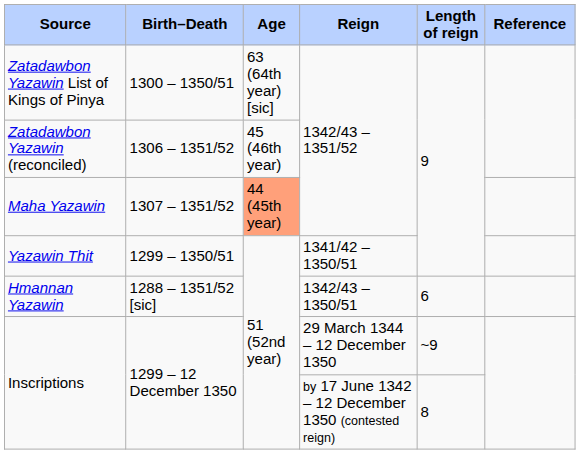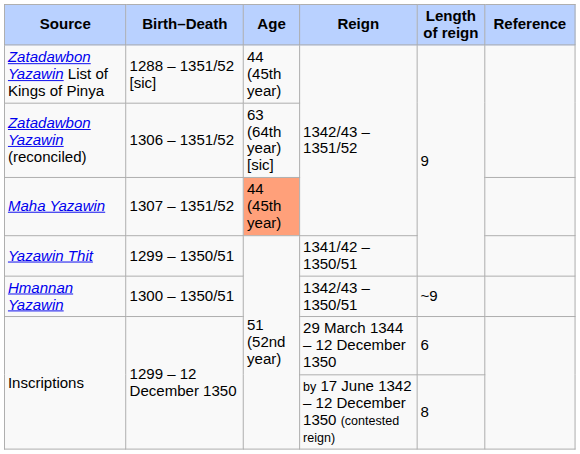(182, 82) 1300 – 1350/51 -> (182, 74) 1288 – 1351/52 [sic]
(264, 82) 63 (64th year) [sic] -> (264, 74) 44 (45th year)
(264, 148) 45 (46th year) -> (264, 140) 63 (64th year) [sic]
(182, 296) 1288 – 1351/52 [sic] -> (182, 296) 1300 – 1350/51
(425, 296) 6 -> (429, 296) ~9
(429, 345) ~9 -> (425, 345) 6
